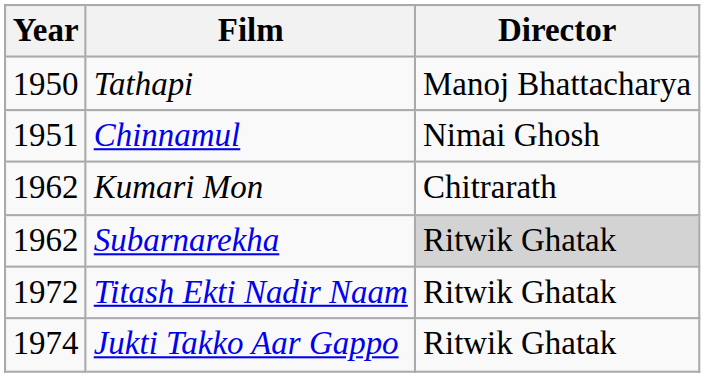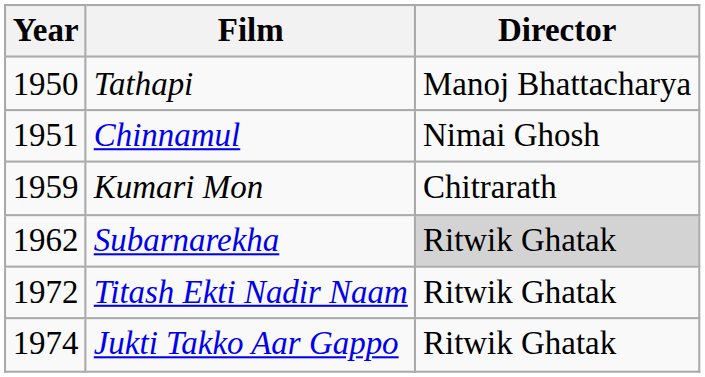(46, 187) 1962 -> (46, 187) 1959
